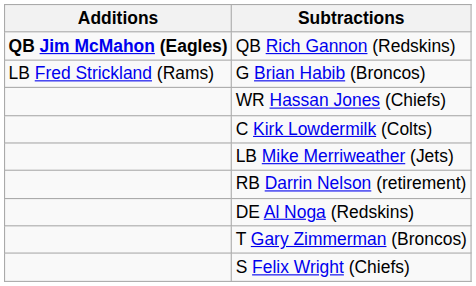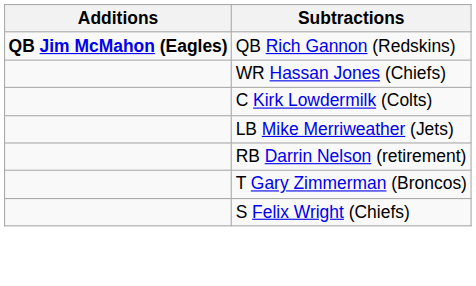- row: (331, 73)
- row: (325, 211)
